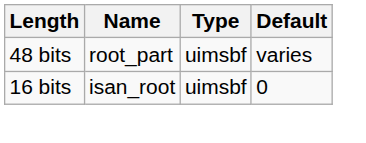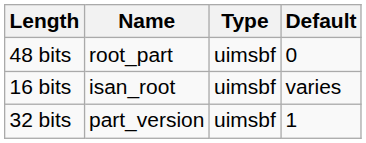(284, 54) varies -> (291, 54) 0
(262, 87) 0 -> (313, 87) varies
+ row: (40, 120)
